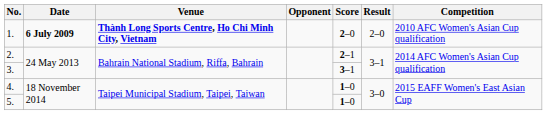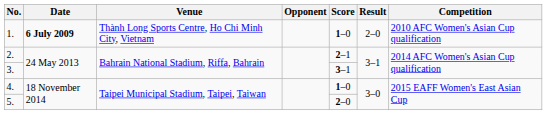(186, 33) bold -> (181, 33) normal
(347, 33) 2–0 -> (343, 33) 1–0
(347, 102) 1–0 -> (343, 102) 2–0
